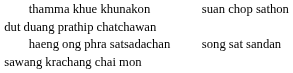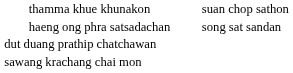rows swapped: (80, 26) <-> (100, 44)
